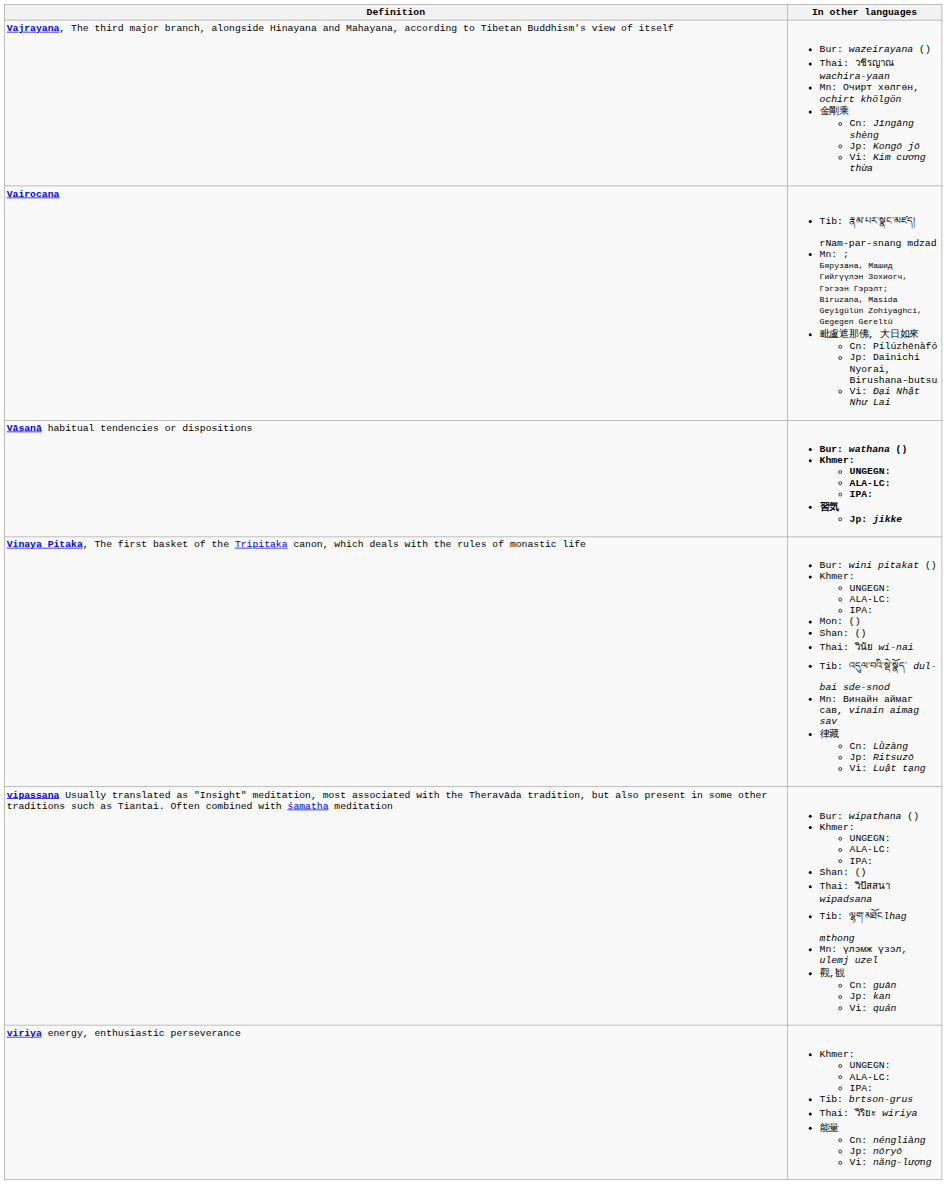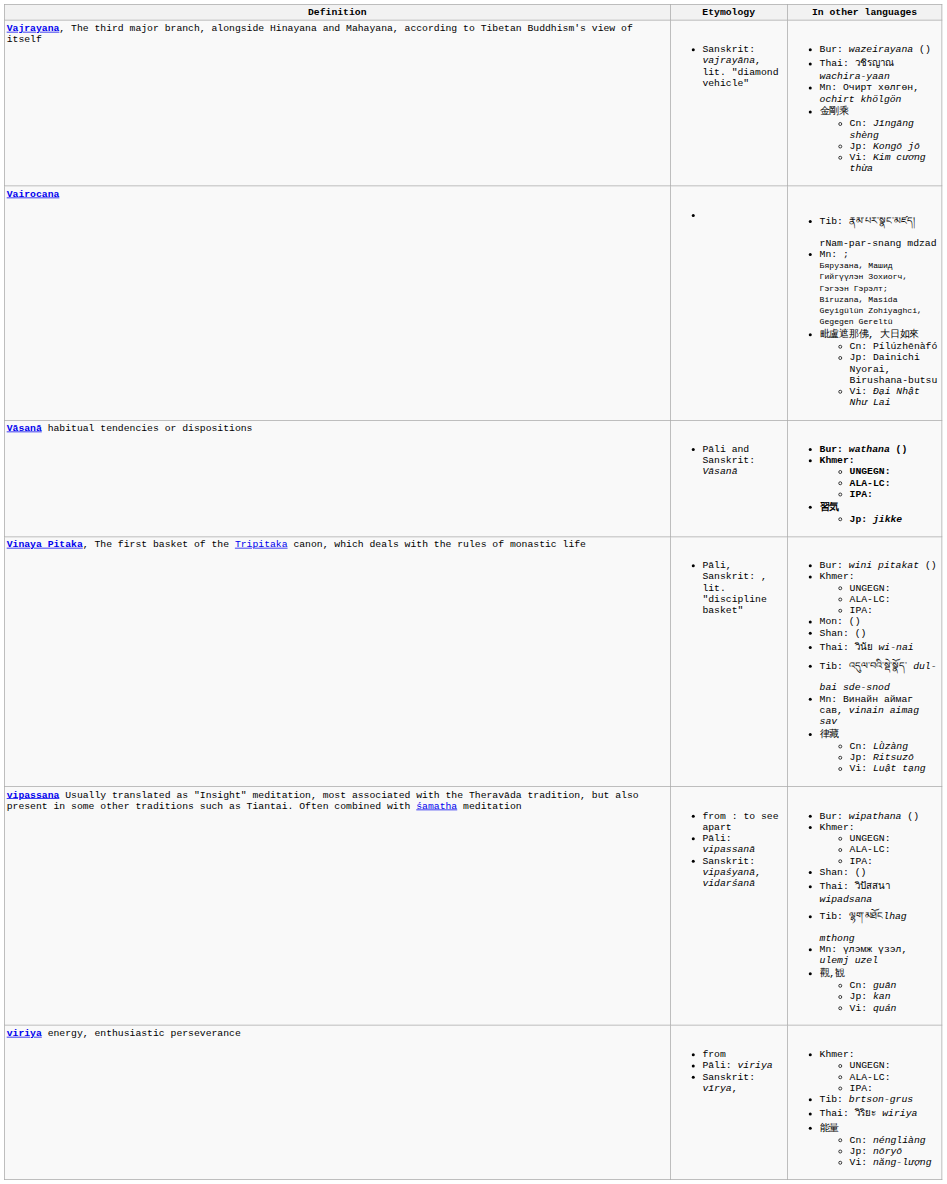+ column: (729, 12)
